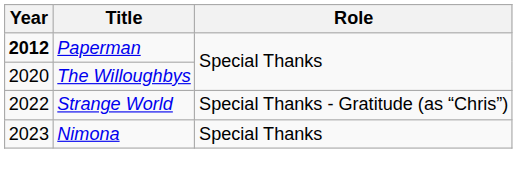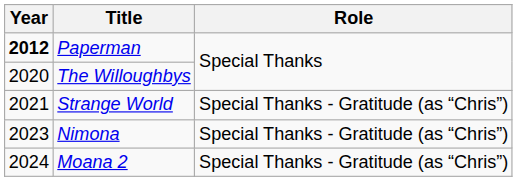(29, 104) 2022 -> (29, 104) 2021
(261, 133) Special Thanks -> (354, 133) Special Thanks - Gratitude (as “Chris”)
+ row: (92, 162)
